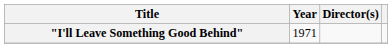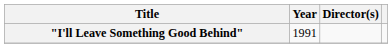(305, 33) 1971 -> (305, 33) 1991
